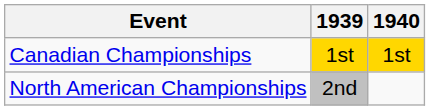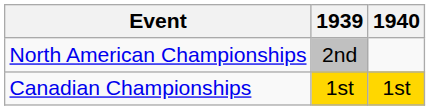rows swapped: (158, 88) <-> (130, 54)
